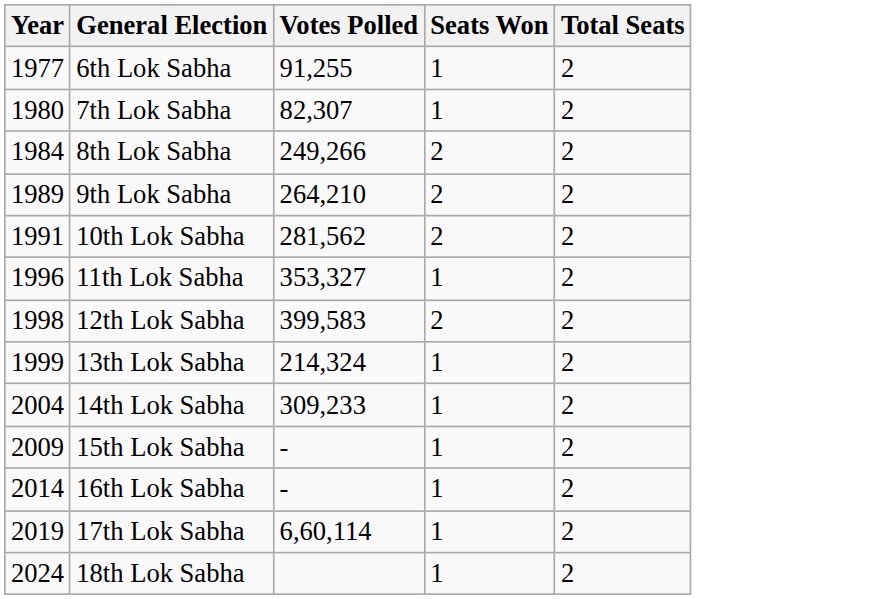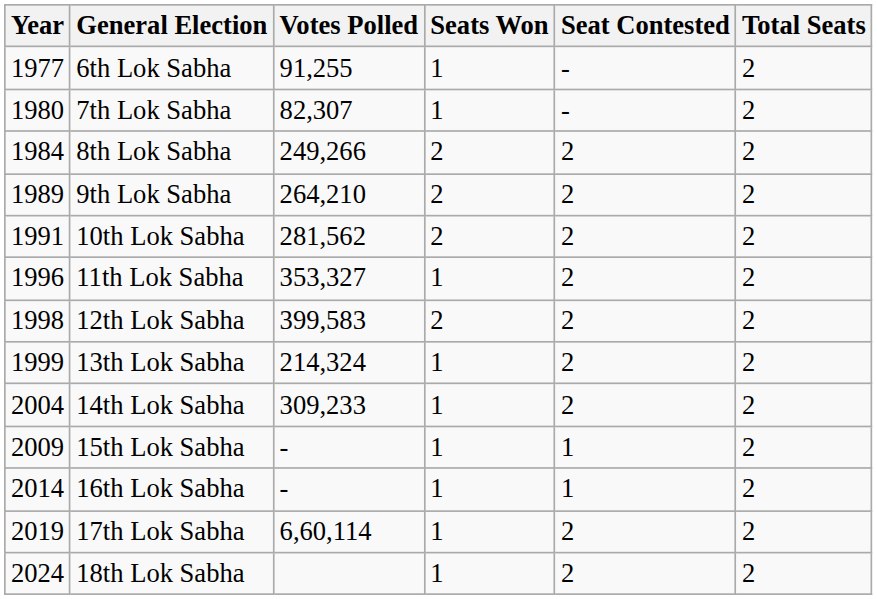+ column: (645, 25)
